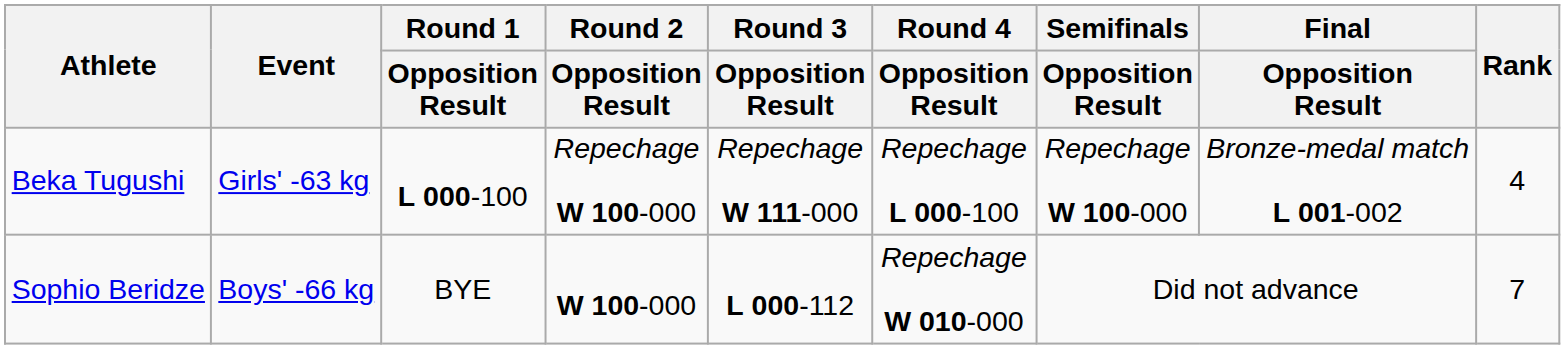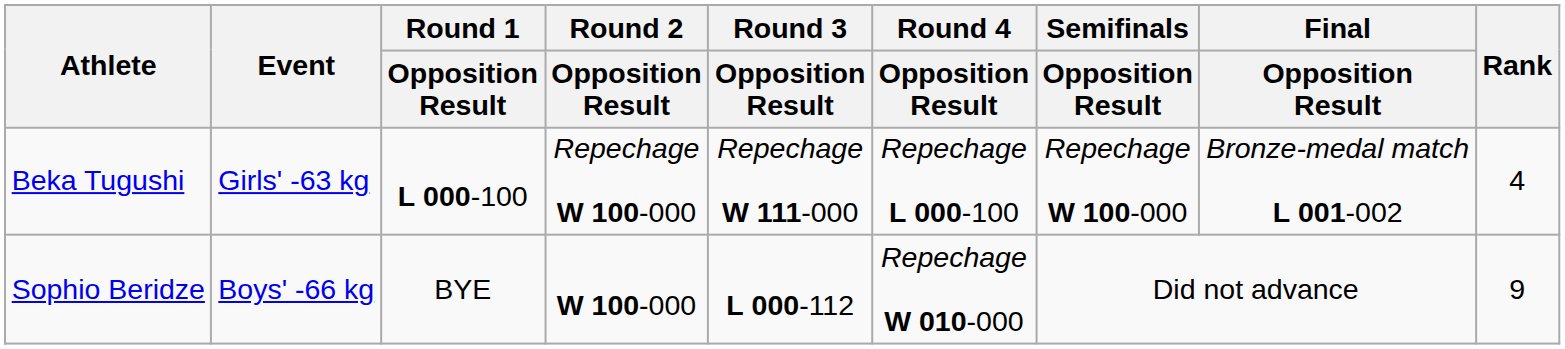(1517, 290) 7 -> (1517, 290) 9
